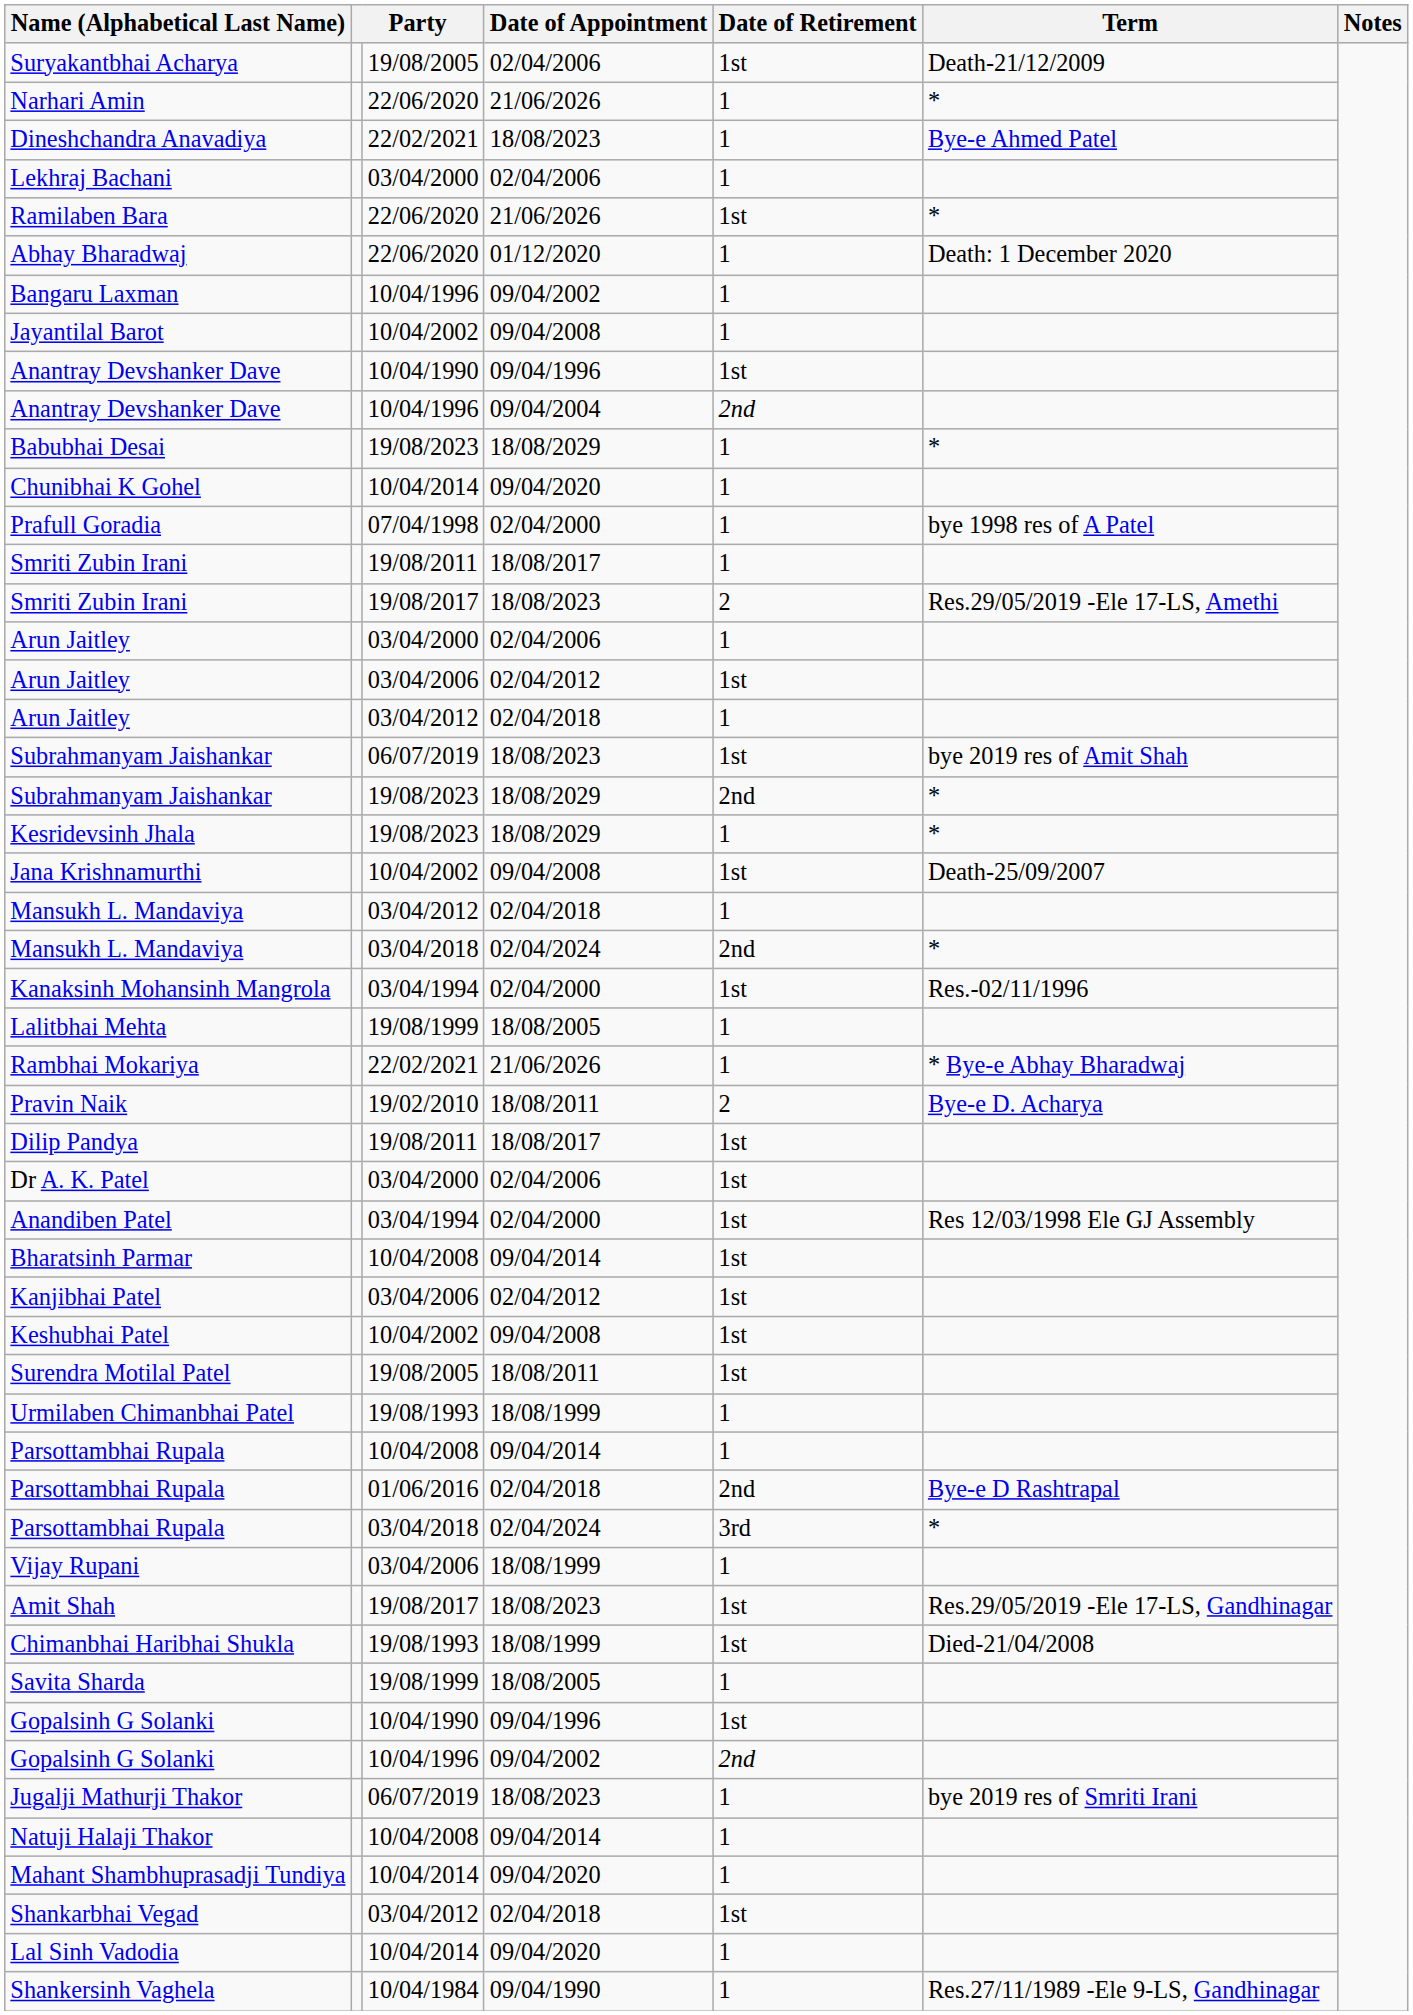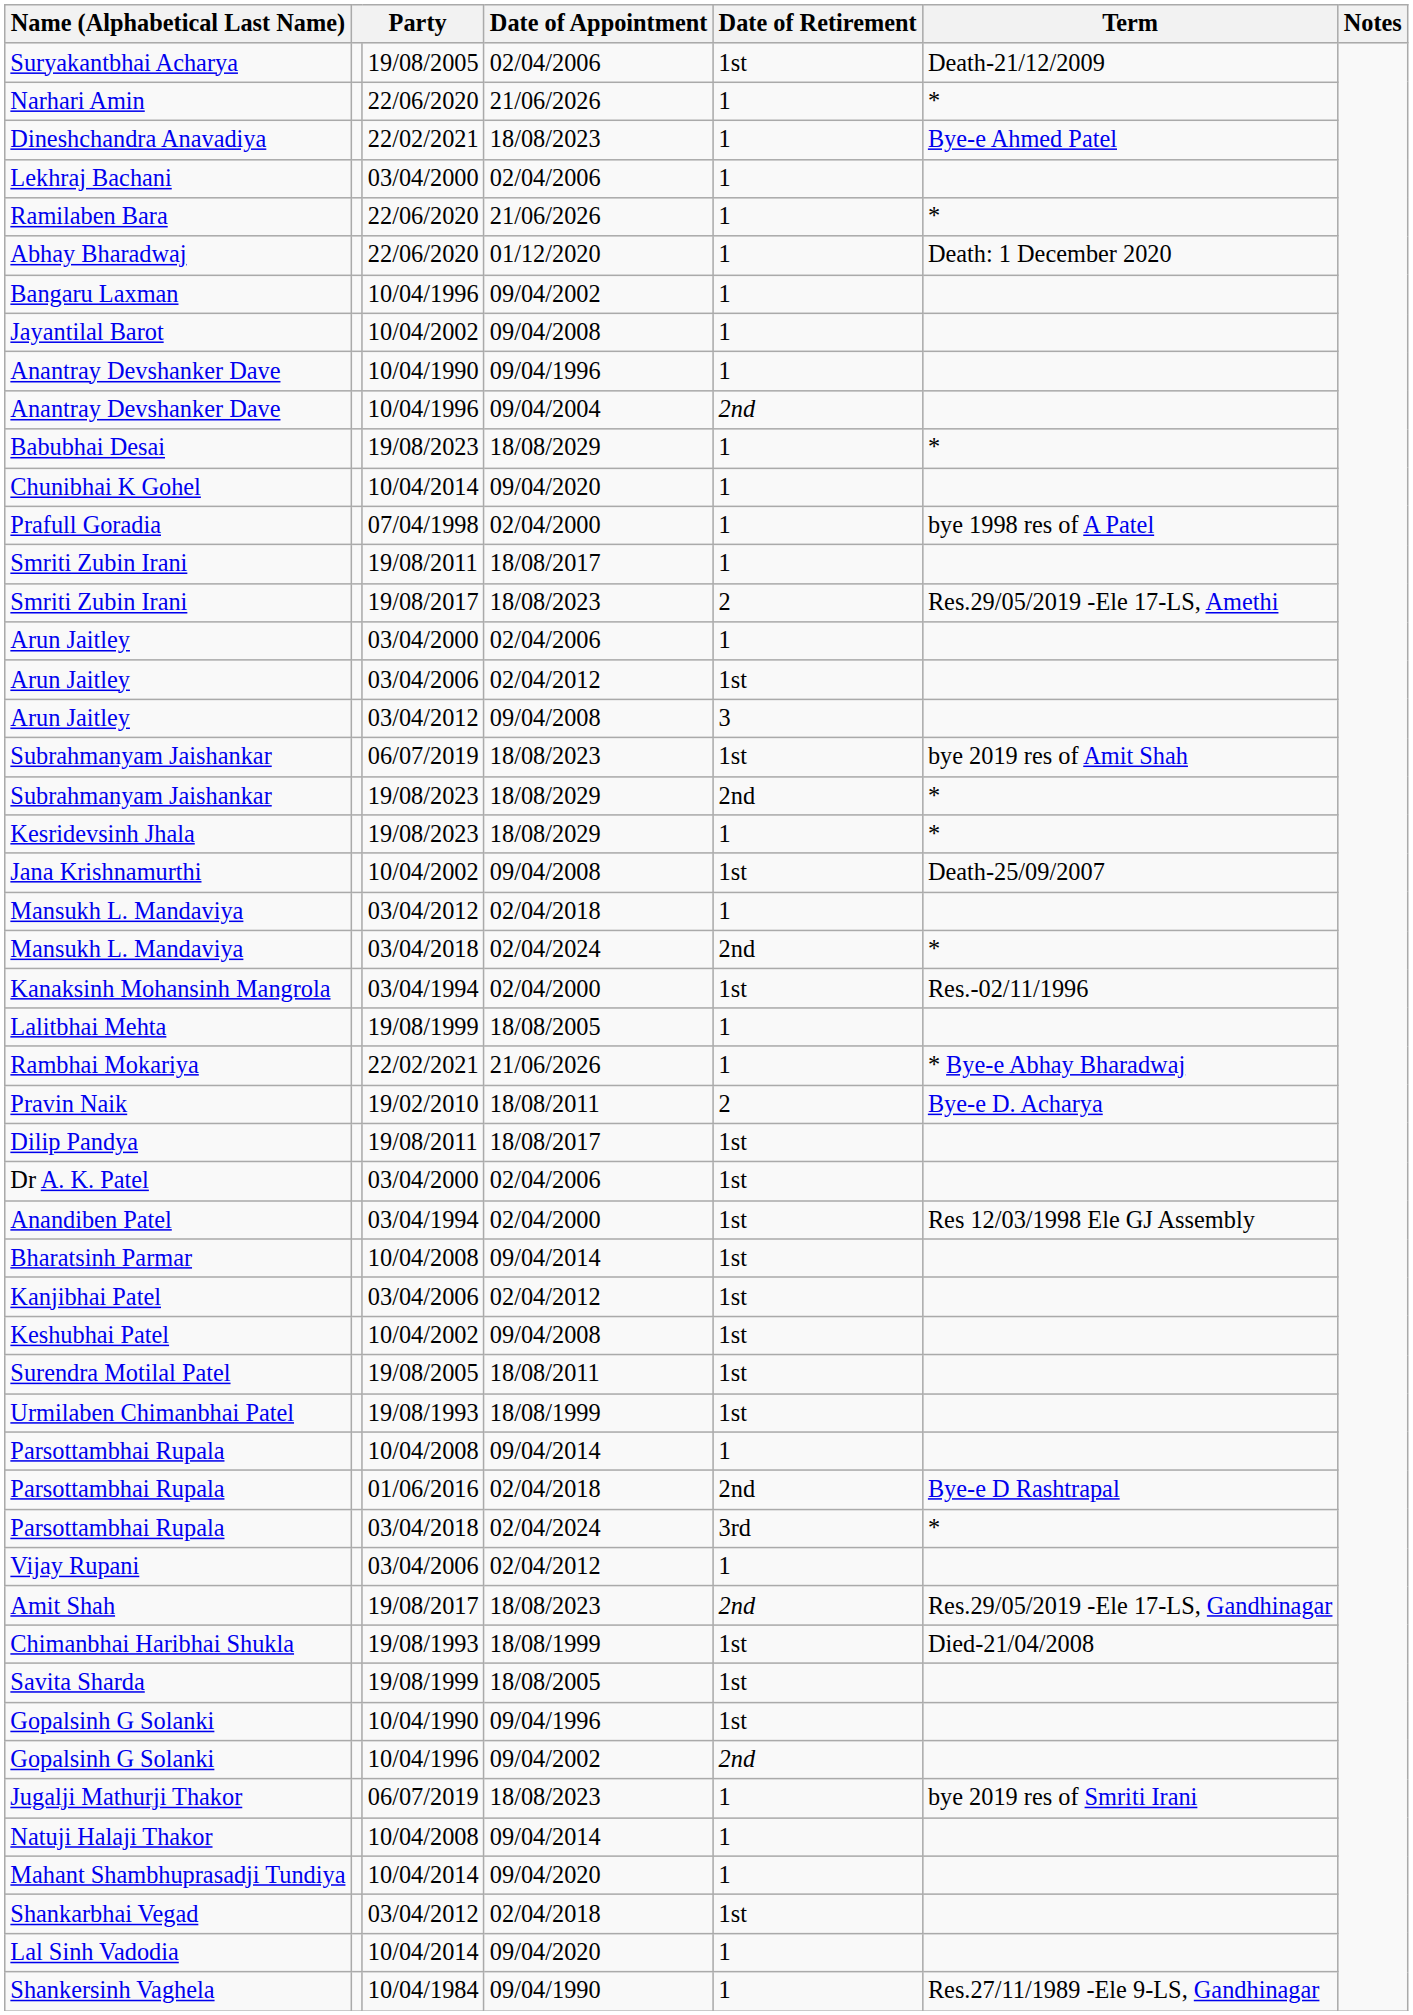(733, 216) 1st -> (725, 216) 1
(733, 370) 1st -> (725, 370) 1
(545, 718) 02/04/2018 -> (545, 718) 09/04/2008
(725, 718) 1 -> (725, 718) 3
(725, 1412) 1 -> (733, 1412) 1st
(545, 1566) 18/08/1999 -> (545, 1566) 02/04/2012
(733, 1605) 1st -> (737, 1605) 2nd
(725, 1682) 1 -> (733, 1682) 1st
